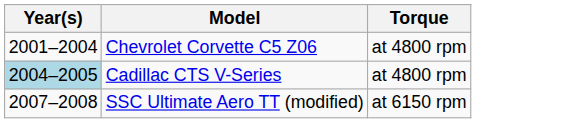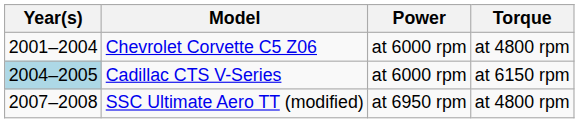+ column: (419, 18)
(419, 74) at 4800 rpm -> (522, 74) at 6150 rpm
(419, 103) at 6150 rpm -> (522, 103) at 4800 rpm
